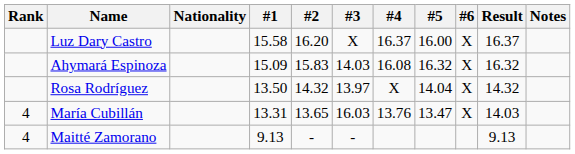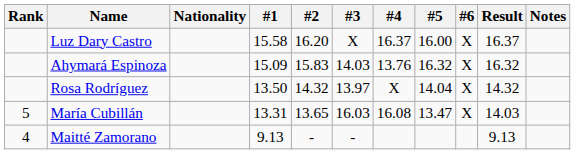(394, 64) 16.08 -> (394, 64) 13.76
(26, 112) 4 -> (26, 112) 5
(394, 112) 13.76 -> (394, 112) 16.08
